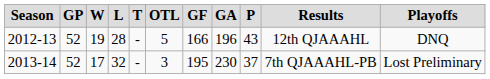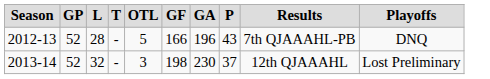- column: (97, 16)
(321, 39) 12th QJAAAHL -> (300, 39) 7th QJAAAHL-PB
(197, 62) 195 -> (176, 62) 198
(321, 62) 7th QJAAAHL-PB -> (300, 62) 12th QJAAAHL
